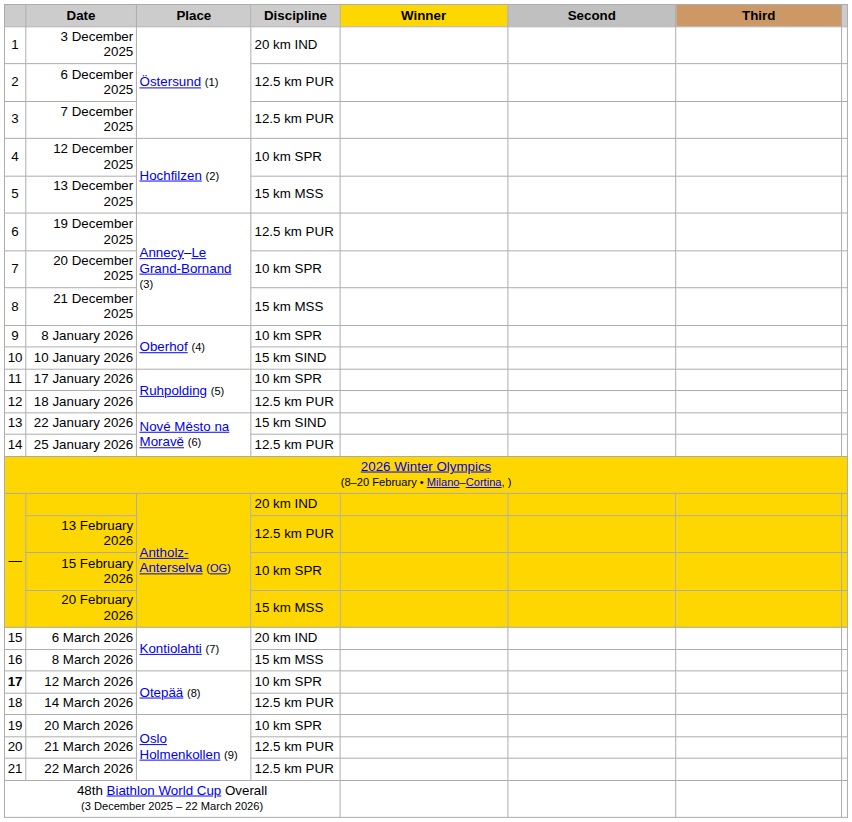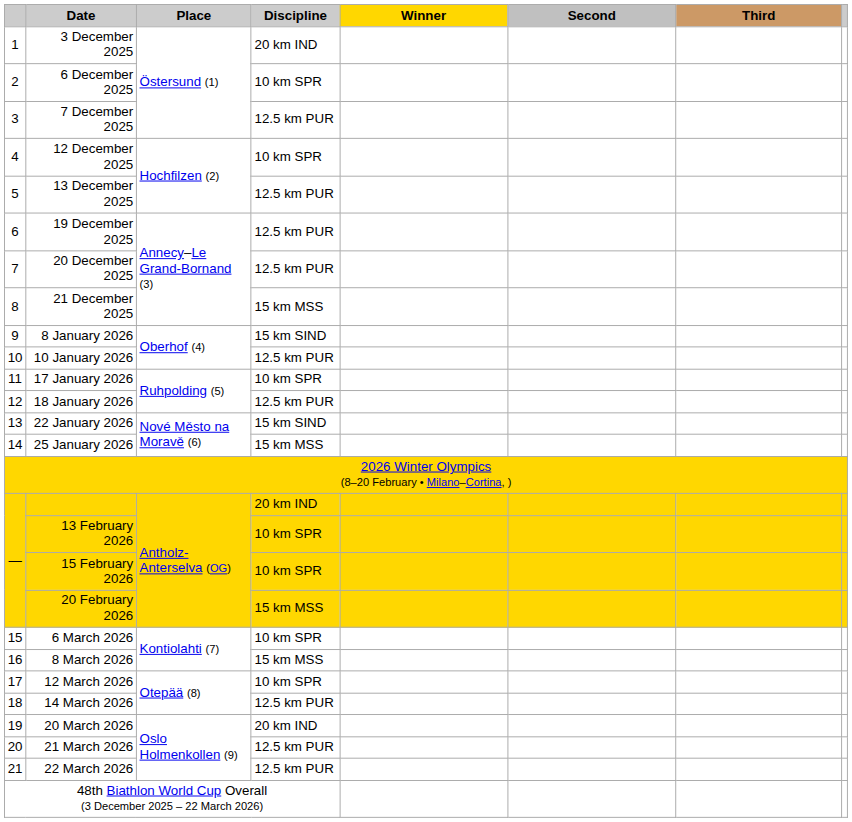(294, 82) 12.5 km PUR -> (288, 82) 10 km SPR
(289, 194) 15 km MSS -> (294, 194) 12.5 km PUR
(288, 268) 10 km SPR -> (294, 268) 12.5 km PUR
(288, 335) 10 km SPR -> (290, 335) 15 km SIND
(290, 357) 15 km SIND -> (294, 357) 12.5 km PUR
(294, 444) 12.5 km PUR -> (289, 444) 15 km MSS
(294, 533) 12.5 km PUR -> (288, 533) 10 km SPR
(286, 637) 20 km IND -> (288, 637) 10 km SPR
(15, 681) bold -> (15, 681) normal
(288, 725) 10 km SPR -> (286, 725) 20 km IND
